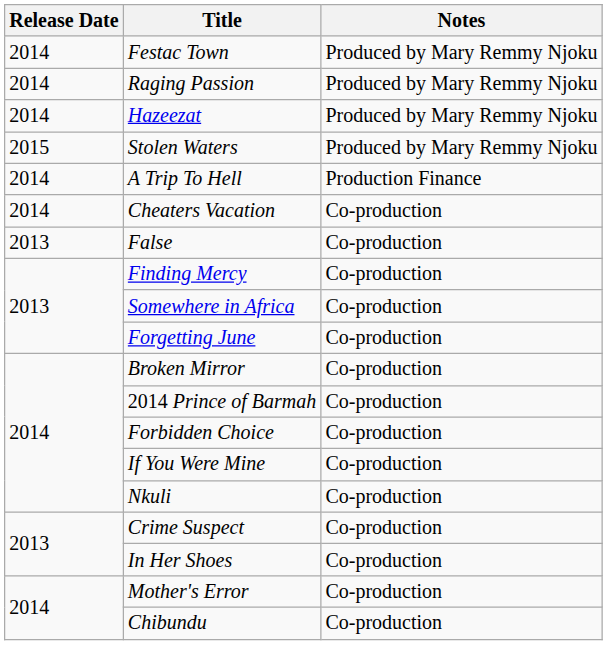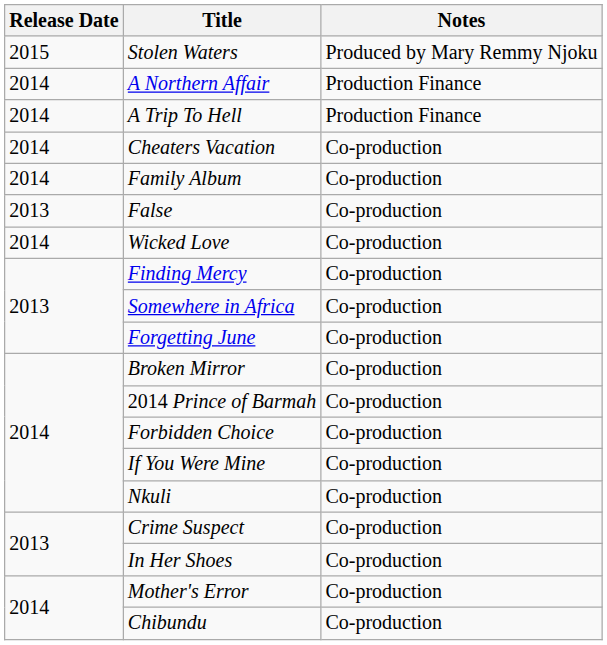- row: (178, 52)
- row: (191, 83)
- row: (165, 115)
+ row: (199, 83)
+ row: (185, 178)
+ row: (179, 242)
